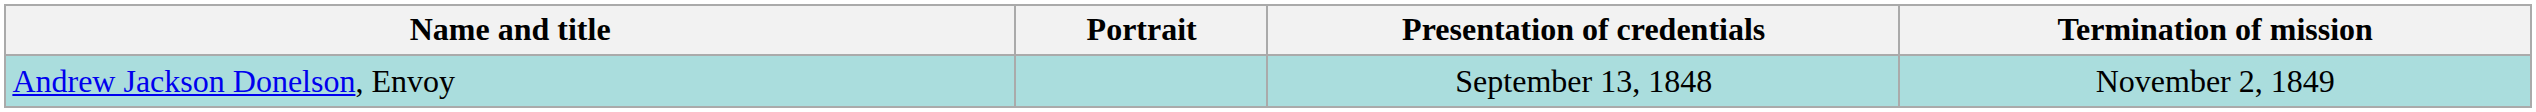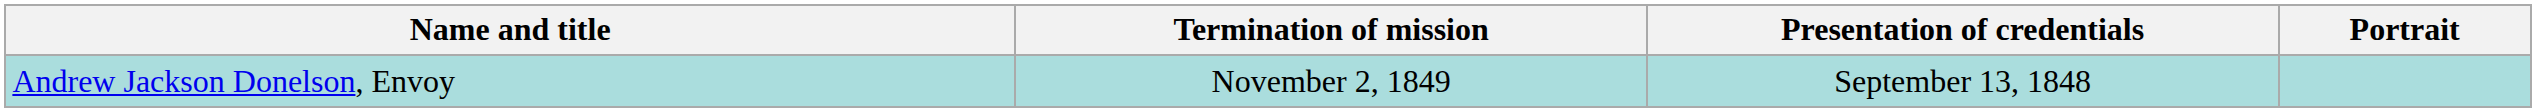columns swapped: (1142, 29) <-> (2215, 29)
